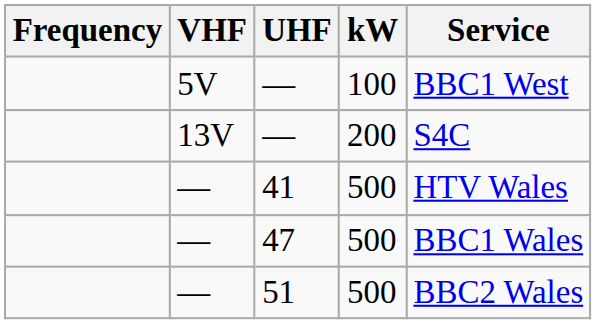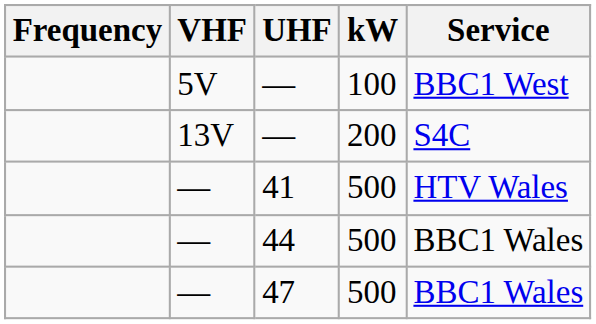+ row: (194, 239)
- row: (194, 291)
